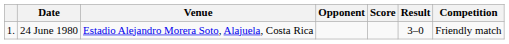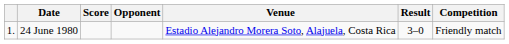columns swapped: (198, 13) <-> (383, 13)
